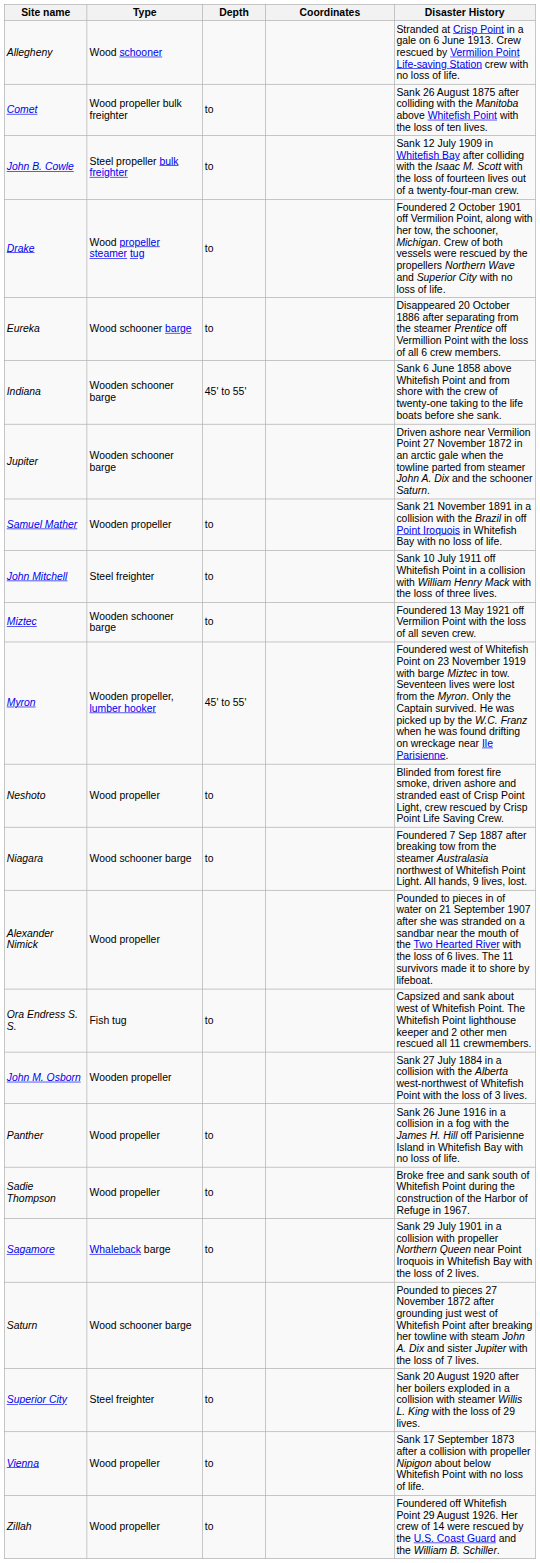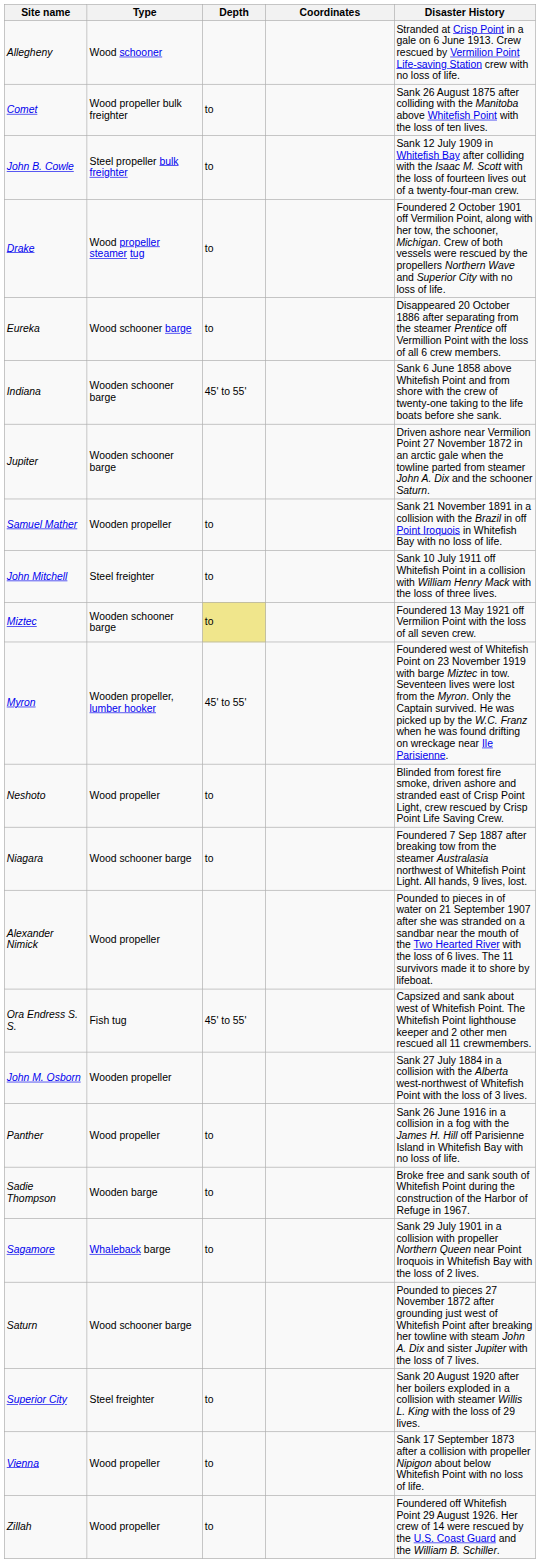(209, 622) no background -> (209, 622) khaki background
(209, 1020) to -> (226, 1020) 45' to 55'
(125, 1192) Wood propeller -> (124, 1192) Wooden barge
